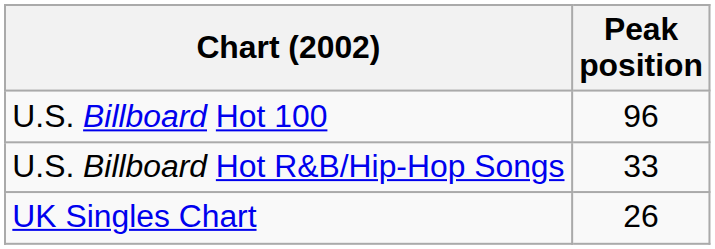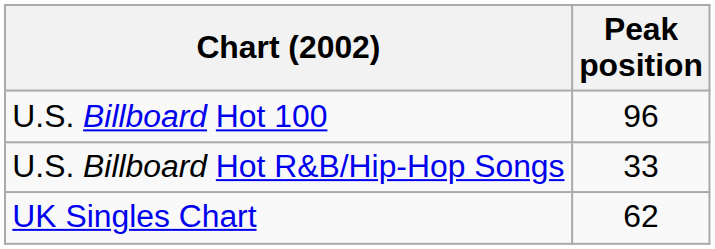(641, 217) 26 -> (641, 217) 62
